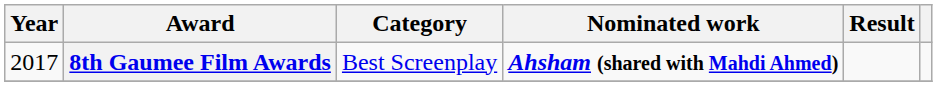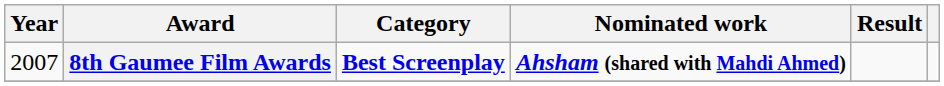(34, 61) 2017 -> (34, 61) 2007
(420, 61) normal -> (423, 61) bold
